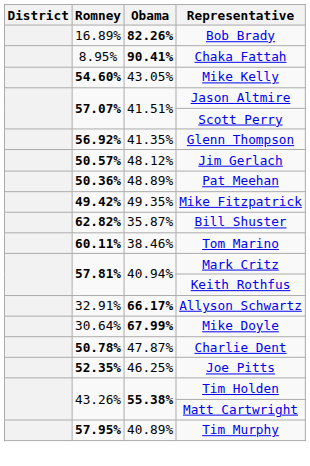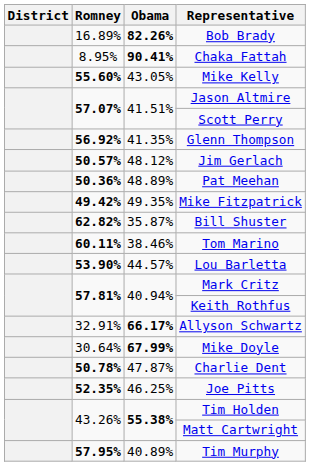(98, 77) 54.60% -> (98, 77) 55.60%
+ row: (241, 264)
